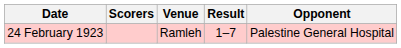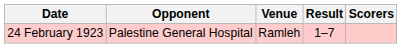columns swapped: (322, 14) <-> (131, 14)
